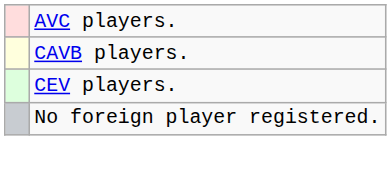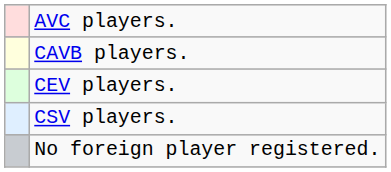+ row: (106, 118)
